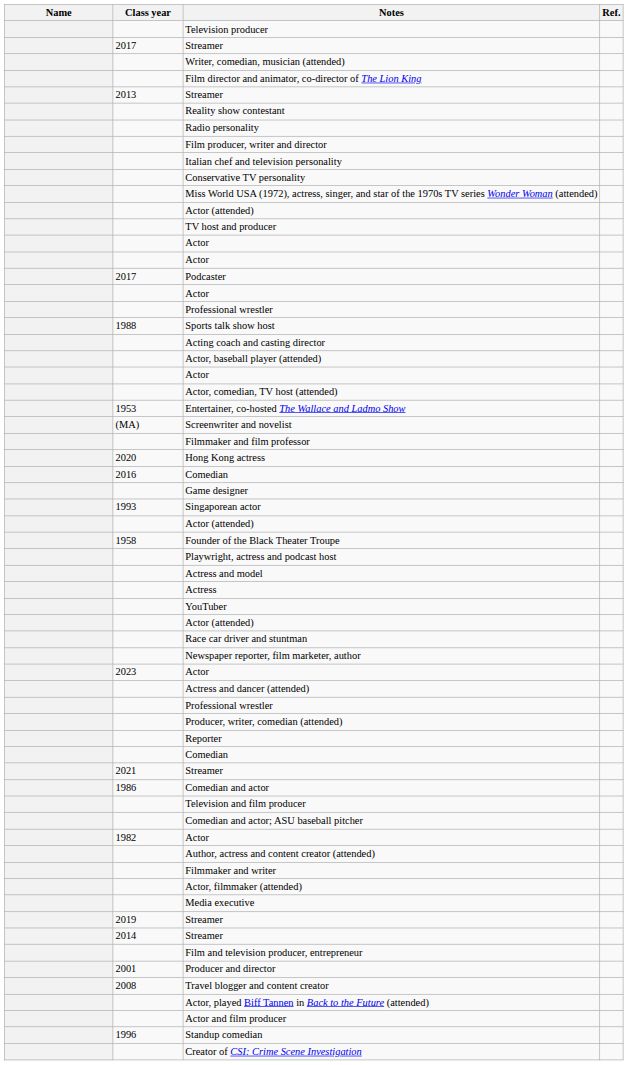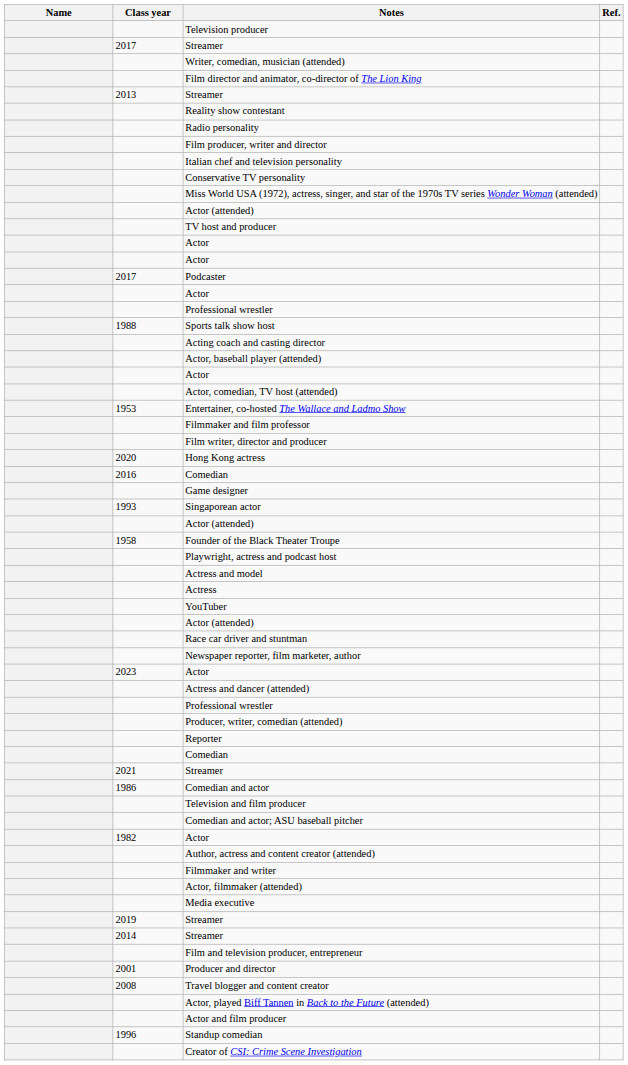- row: (127, 425)
+ row: (148, 441)
